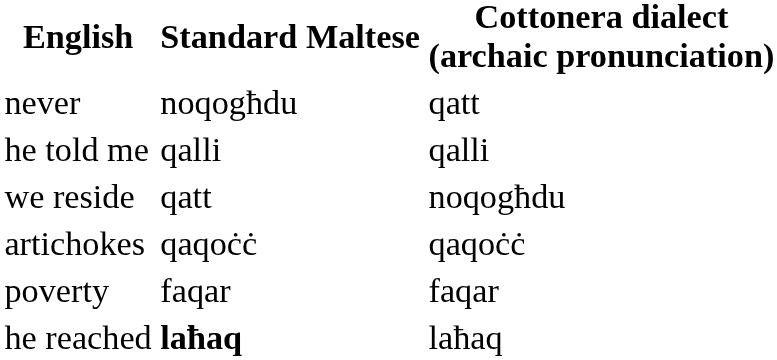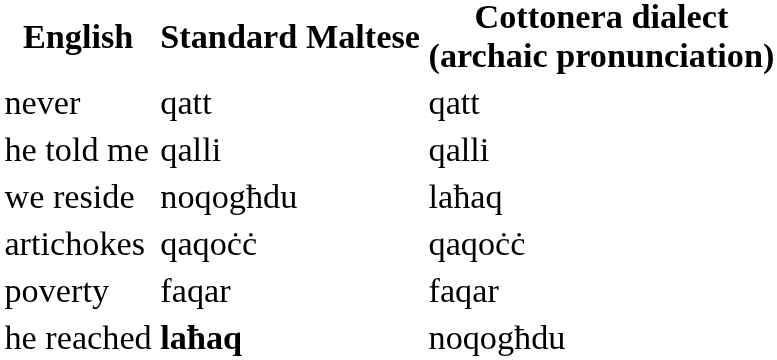(229, 102) noqogħdu -> (186, 102) qatt
(186, 196) qatt -> (229, 196) noqogħdu
(497, 196) noqogħdu -> (466, 196) laħaq
(466, 338) laħaq -> (497, 338) noqogħdu
